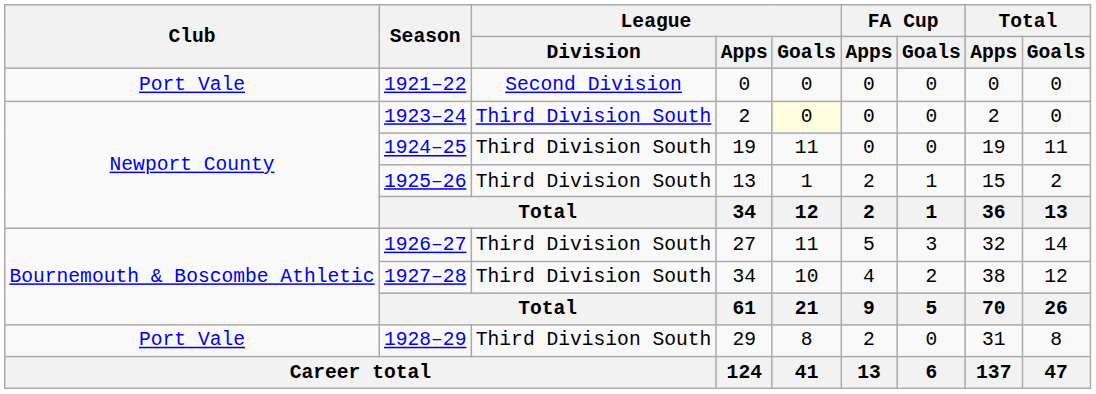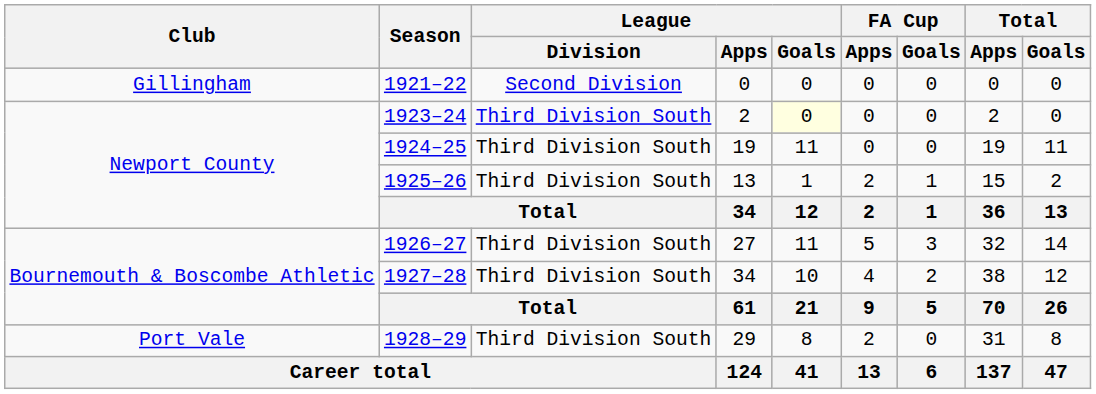(192, 85) Port Vale -> (192, 85) Gillingham
